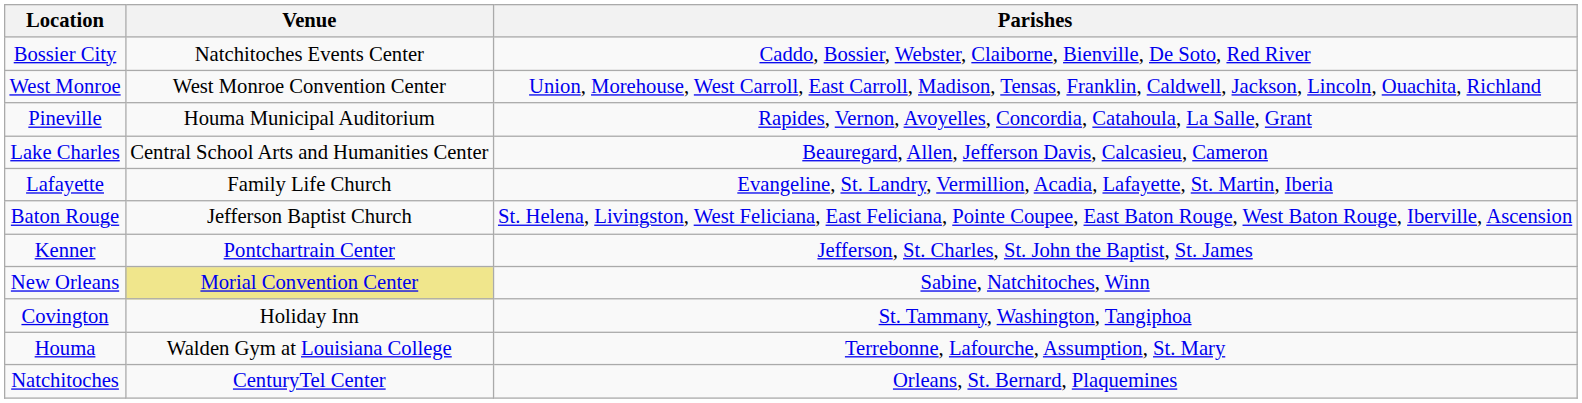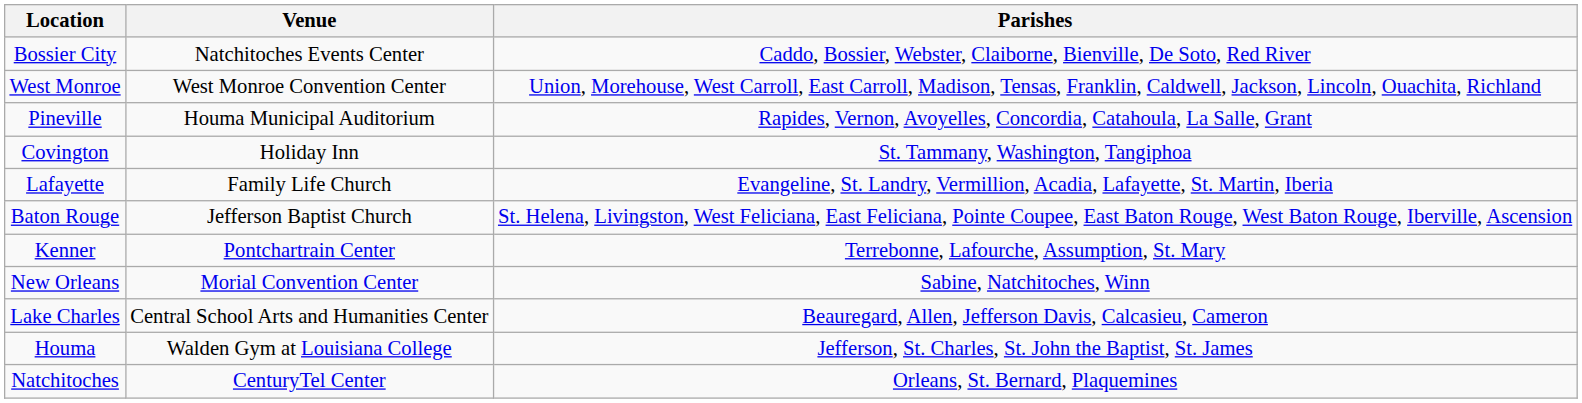rows swapped: (65, 151) <-> (65, 315)
(1035, 250) Jefferson, St. Charles, St. John the Baptist, St. James -> (1035, 250) Terrebonne, Lafourche, Assumption, St. Mary
(309, 282) khaki background -> (309, 282) no background
(1035, 348) Terrebonne, Lafourche, Assumption, St. Mary -> (1035, 348) Jefferson, St. Charles, St. John the Baptist, St. James
